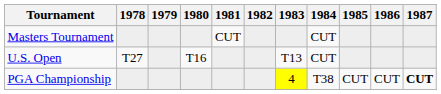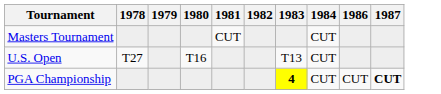- column: (355, 15)
(292, 79) normal -> (292, 79) bold
(323, 79) T38 -> (323, 79) CUT
